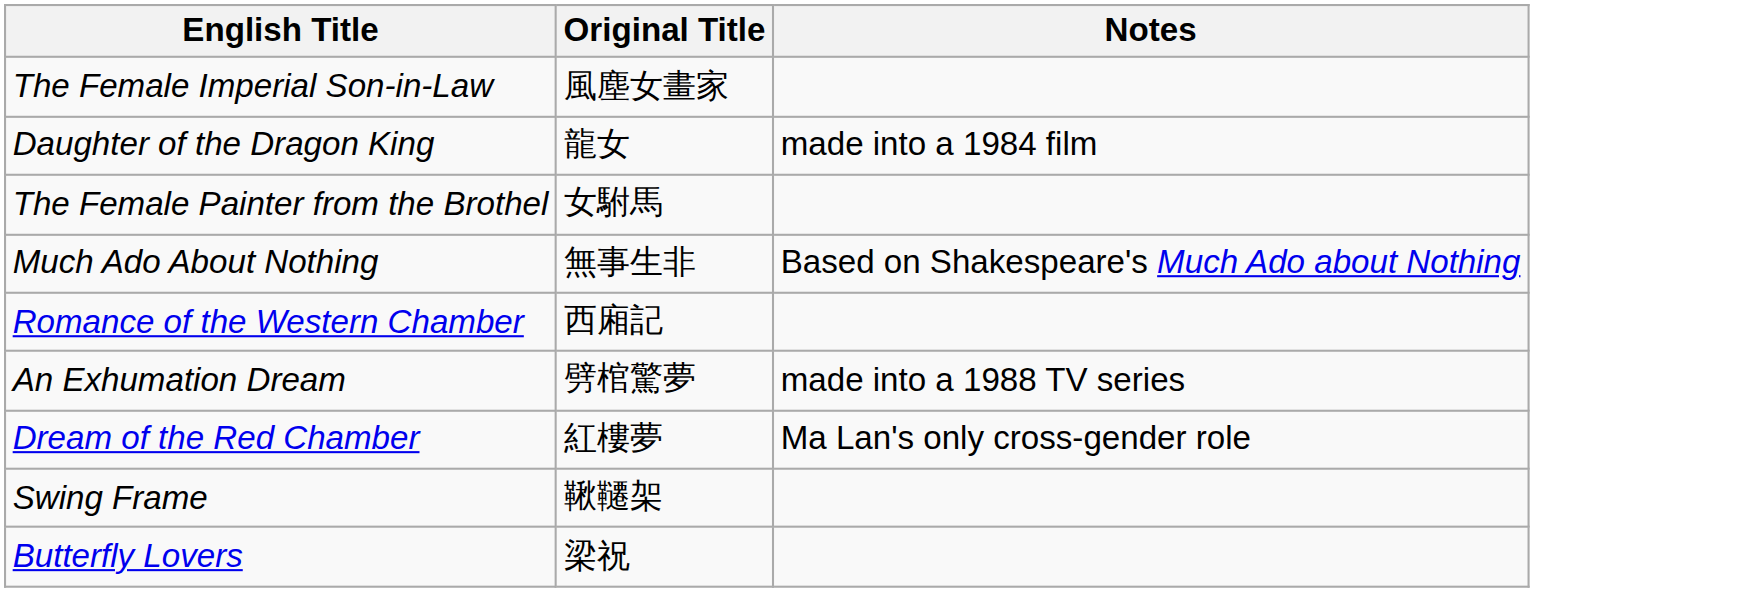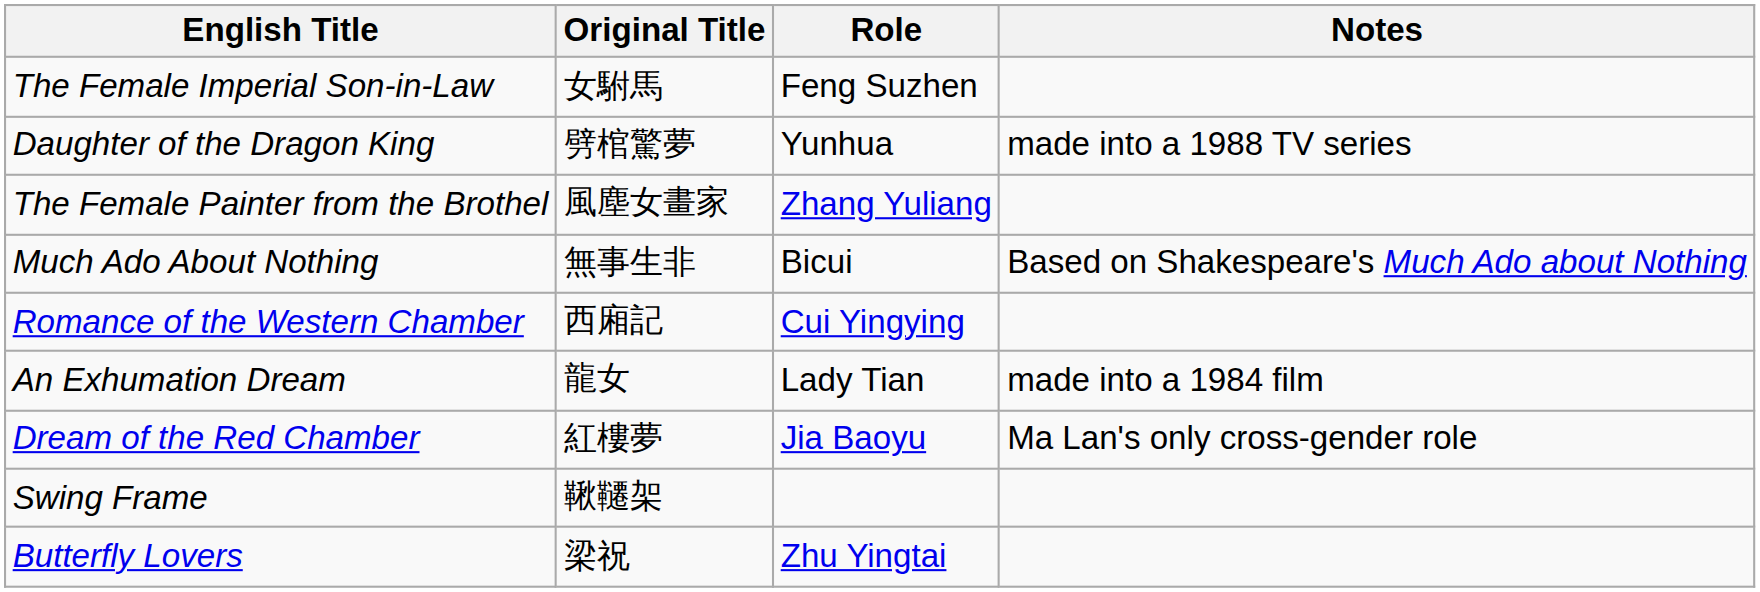+ column: (886, 30)
(646, 85) 風塵女畫家 -> (613, 85) 女駙馬
(597, 144) 龍女 -> (630, 144) 劈棺驚夢
(939, 145) made into a 1984 film -> (1209, 145) made into a 1988 TV series
(613, 202) 女駙馬 -> (646, 202) 風塵女畫家
(630, 379) 劈棺驚夢 -> (597, 379) 龍女
(983, 380) made into a 1988 TV series -> (1165, 380) made into a 1984 film
